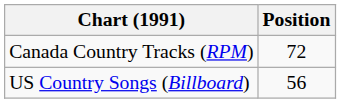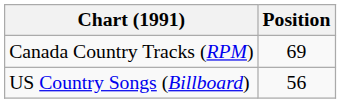(296, 51) 72 -> (296, 51) 69
